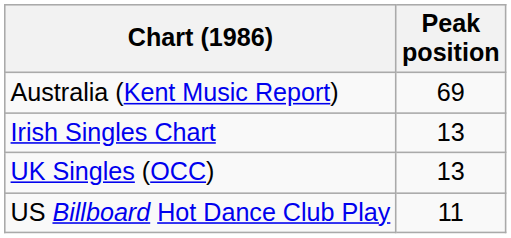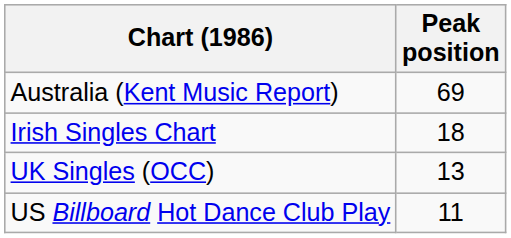(451, 132) 13 -> (451, 132) 18
